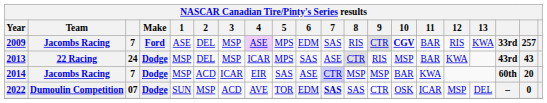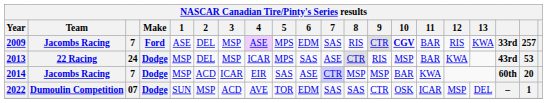(529, 58) 43 -> (529, 58) 53
(333, 90) bold -> (333, 90) normal
(529, 90) 0 -> (529, 90) 1
